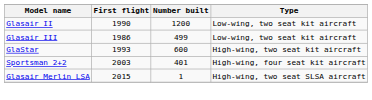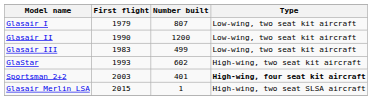+ row: (27, 23)
(121, 36) 1986 -> (121, 49) 1983
(181, 49) 600 -> (181, 62) 602
(289, 62) normal -> (289, 75) bold
